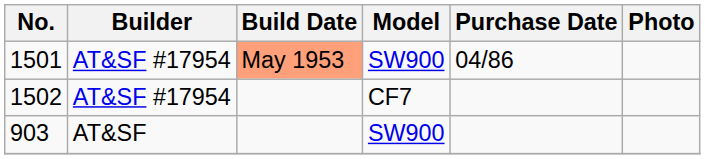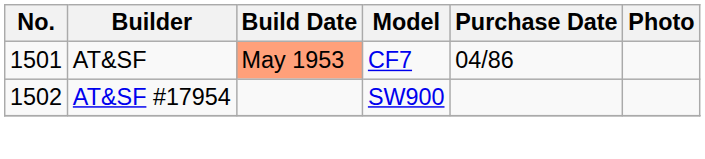(152, 60) AT&SF #17954 -> (110, 60) AT&SF
(406, 60) SW900 -> (390, 60) CF7
(390, 97) CF7 -> (406, 97) SW900
- row: (30, 134)
